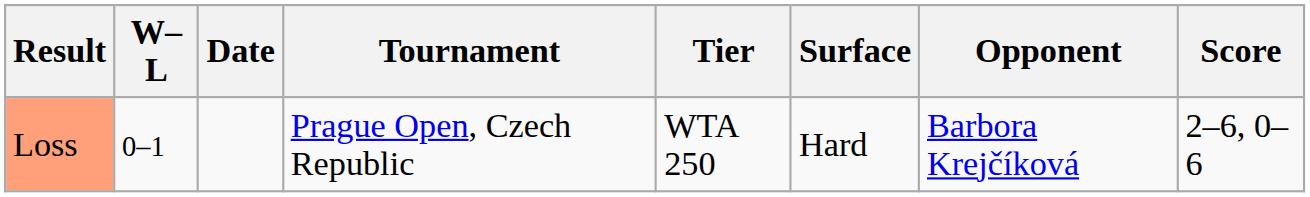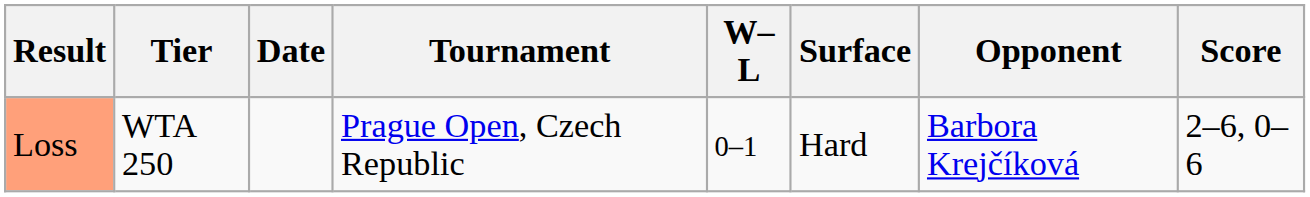columns swapped: (156, 50) <-> (724, 50)
